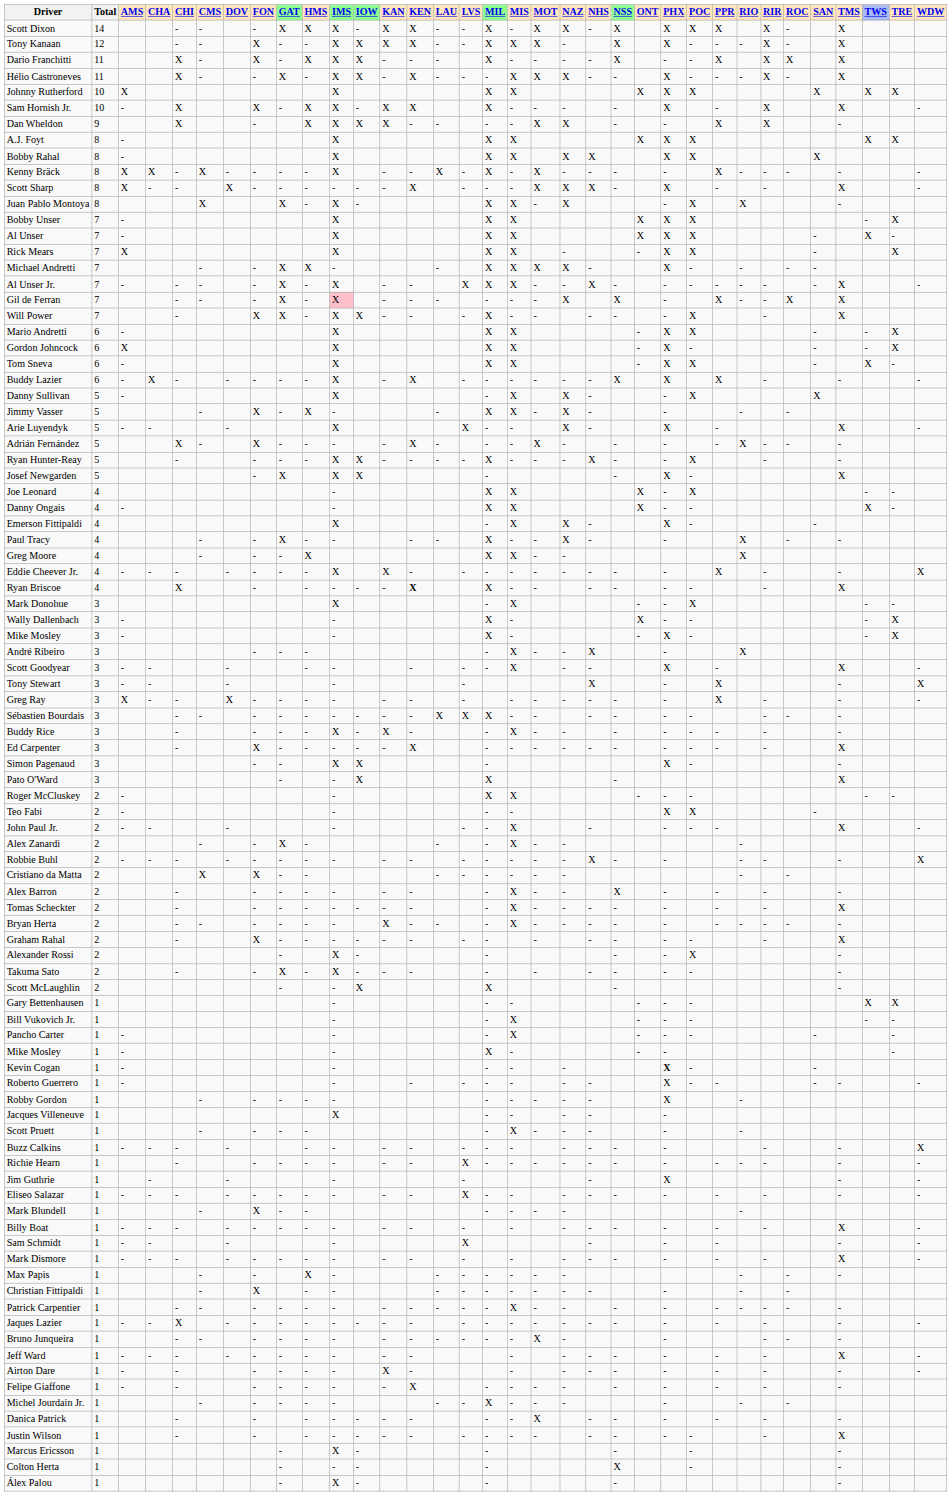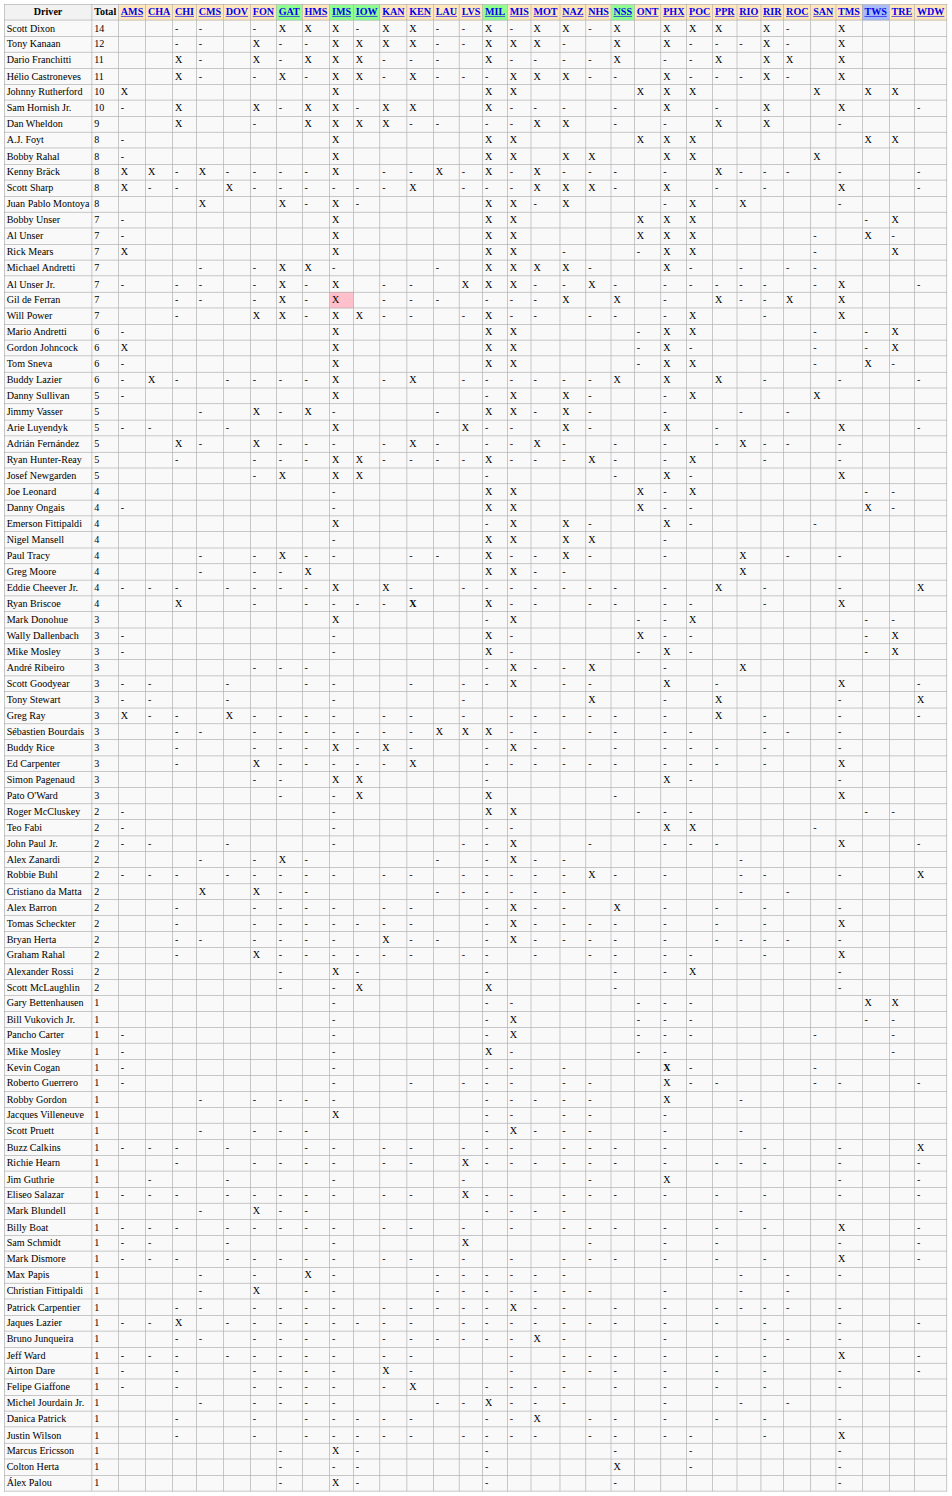+ row: (35, 540)
- row: (33, 971)
